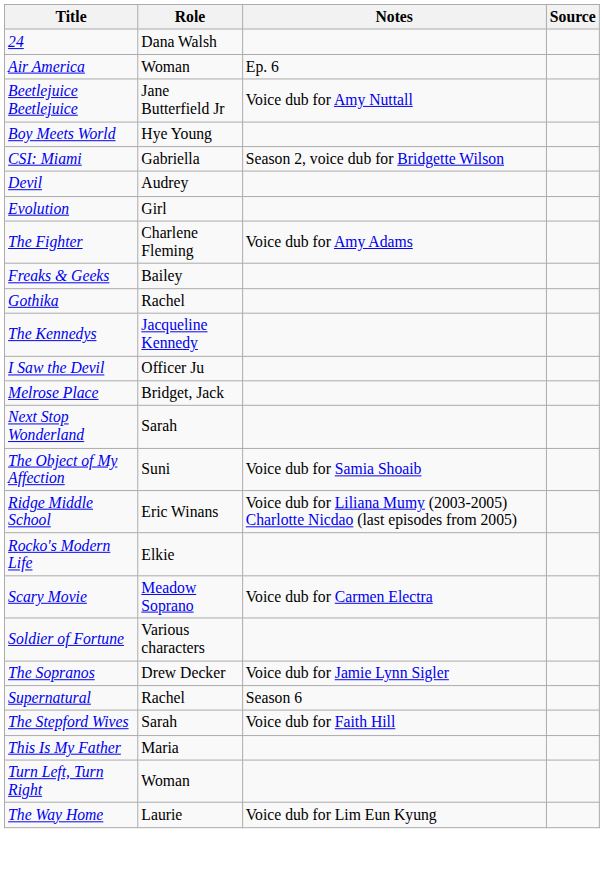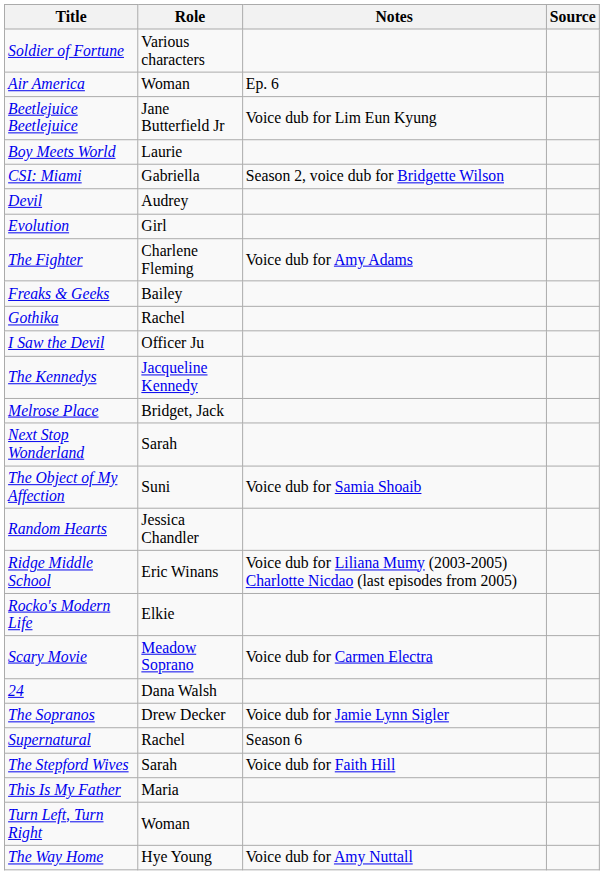rows swapped: (16, 41) <-> (66, 639)
(329, 100) Voice dub for Amy Nuttall -> (341, 117) Voice dub for Lim Eun Kyung
(177, 134) Hye Young -> (162, 151) Laurie
rows swapped: (56, 368) <-> (52, 334)
+ row: (58, 529)
(162, 815) Laurie -> (177, 857) Hye Young
(341, 815) Voice dub for Lim Eun Kyung -> (329, 857) Voice dub for Amy Nuttall
